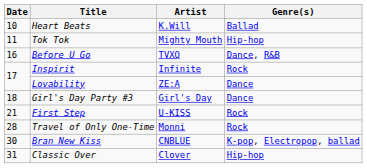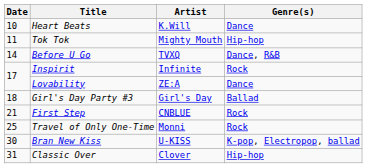(243, 26) Ballad -> (240, 26) Dance
(12, 55) 16 -> (12, 55) 14
(240, 98) Dance -> (243, 98) Ballad
(175, 112) U-KISS -> (175, 112) CNBLUE
(12, 127) 28 -> (12, 127) 25
(175, 141) CNBLUE -> (175, 141) U-KISS
